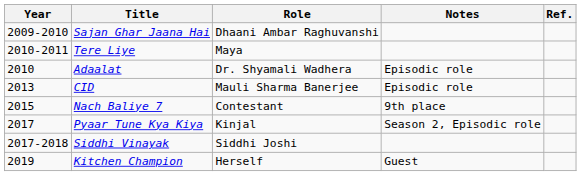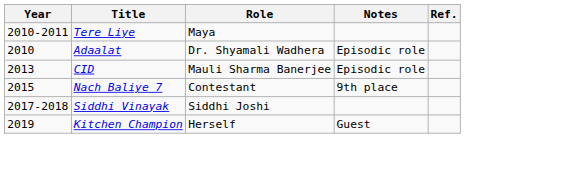- row: (142, 32)
- row: (138, 124)
